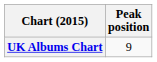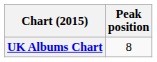(129, 47) 9 -> (129, 47) 8
